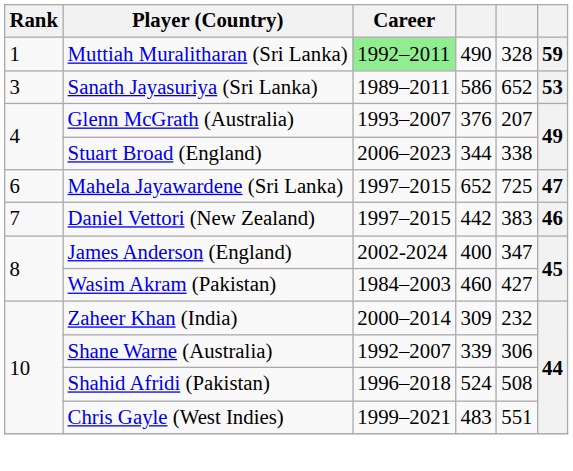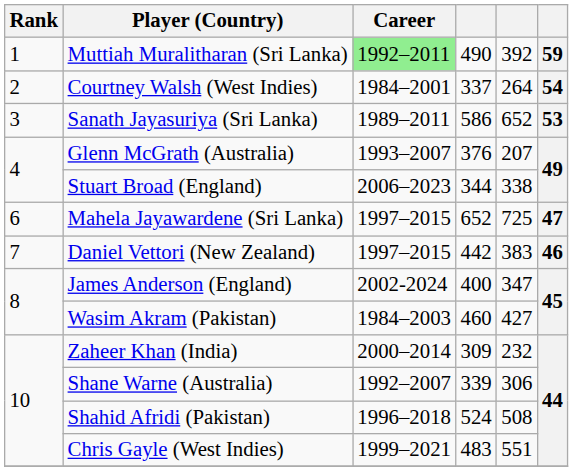(517, 53) 328 -> (517, 53) 392
+ row: (193, 86)
